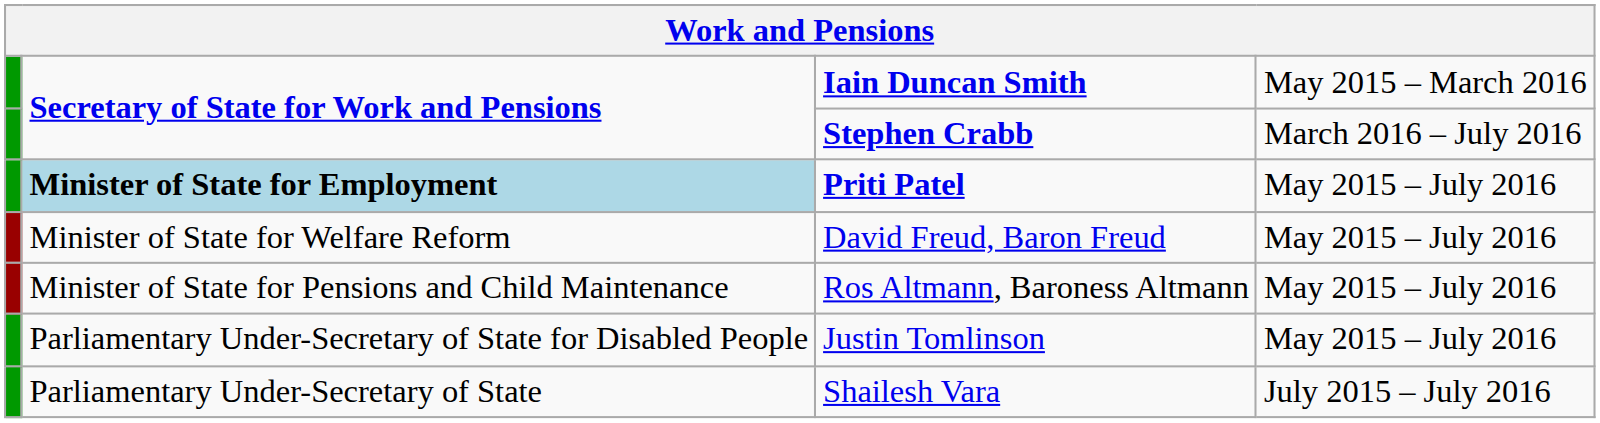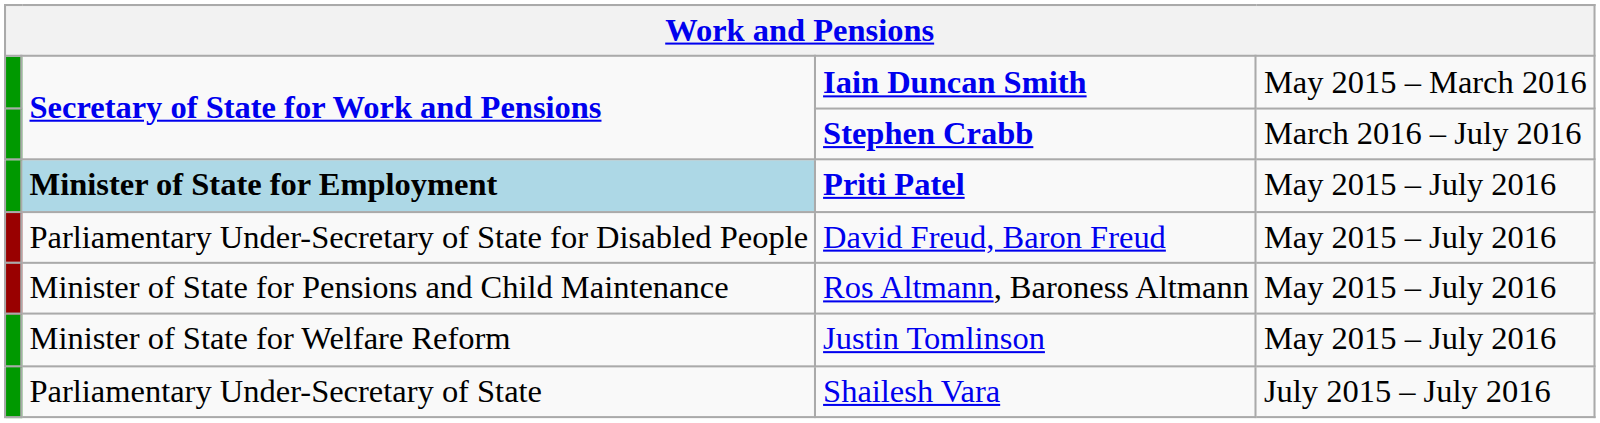(270, 236) Minister of State for Welfare Reform -> (419, 236) Parliamentary Under-Secretary of State for Disabled People
(419, 339) Parliamentary Under-Secretary of State for Disabled People -> (270, 339) Minister of State for Welfare Reform
